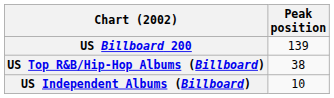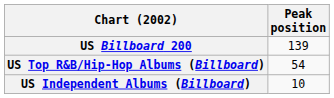(298, 65) 38 -> (298, 65) 54
